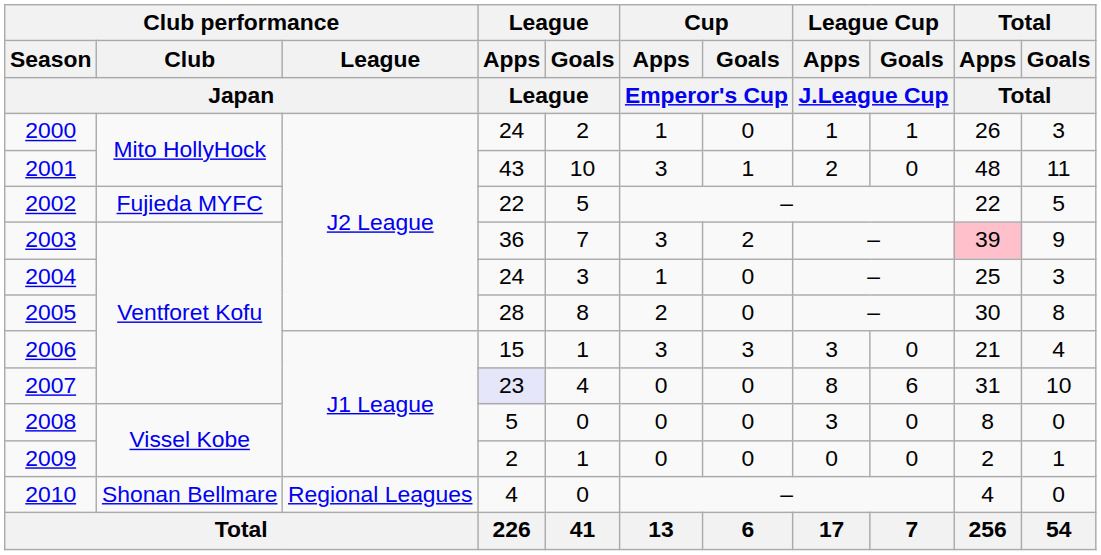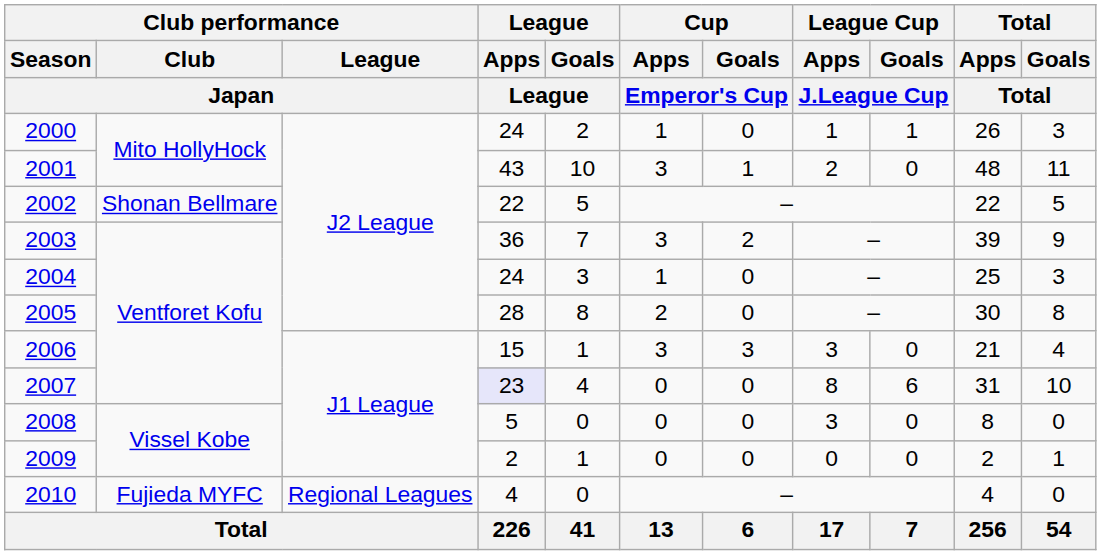(190, 204) Fujieda MYFC -> (190, 204) Shonan Bellmare
(988, 240) pink background -> (988, 240) no background
(190, 494) Shonan Bellmare -> (190, 494) Fujieda MYFC
